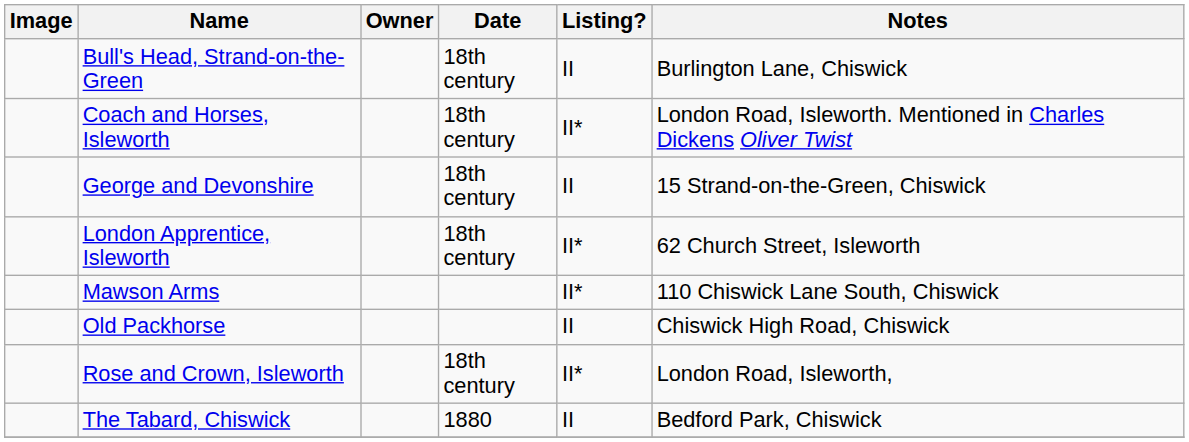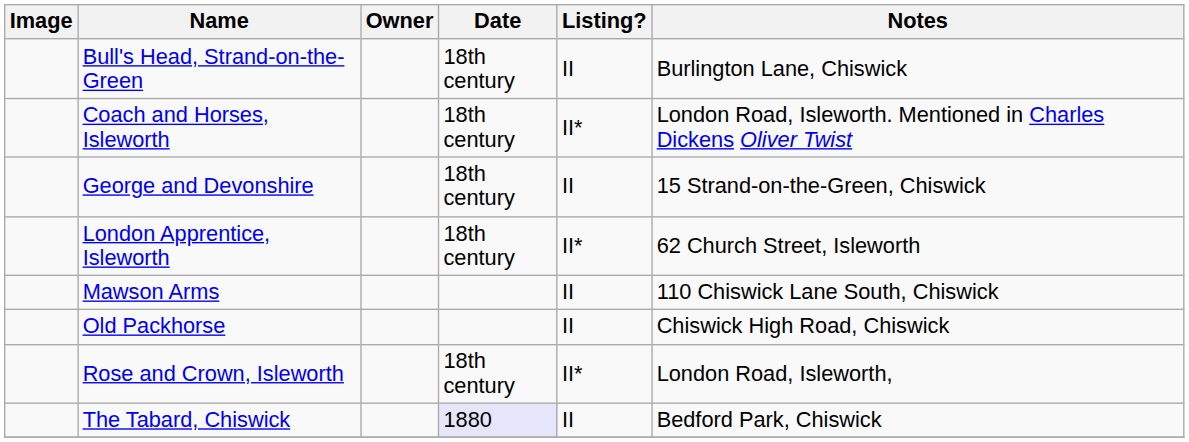(572, 292) II* -> (568, 292) II
(468, 420) no background -> (468, 420) lavender background
